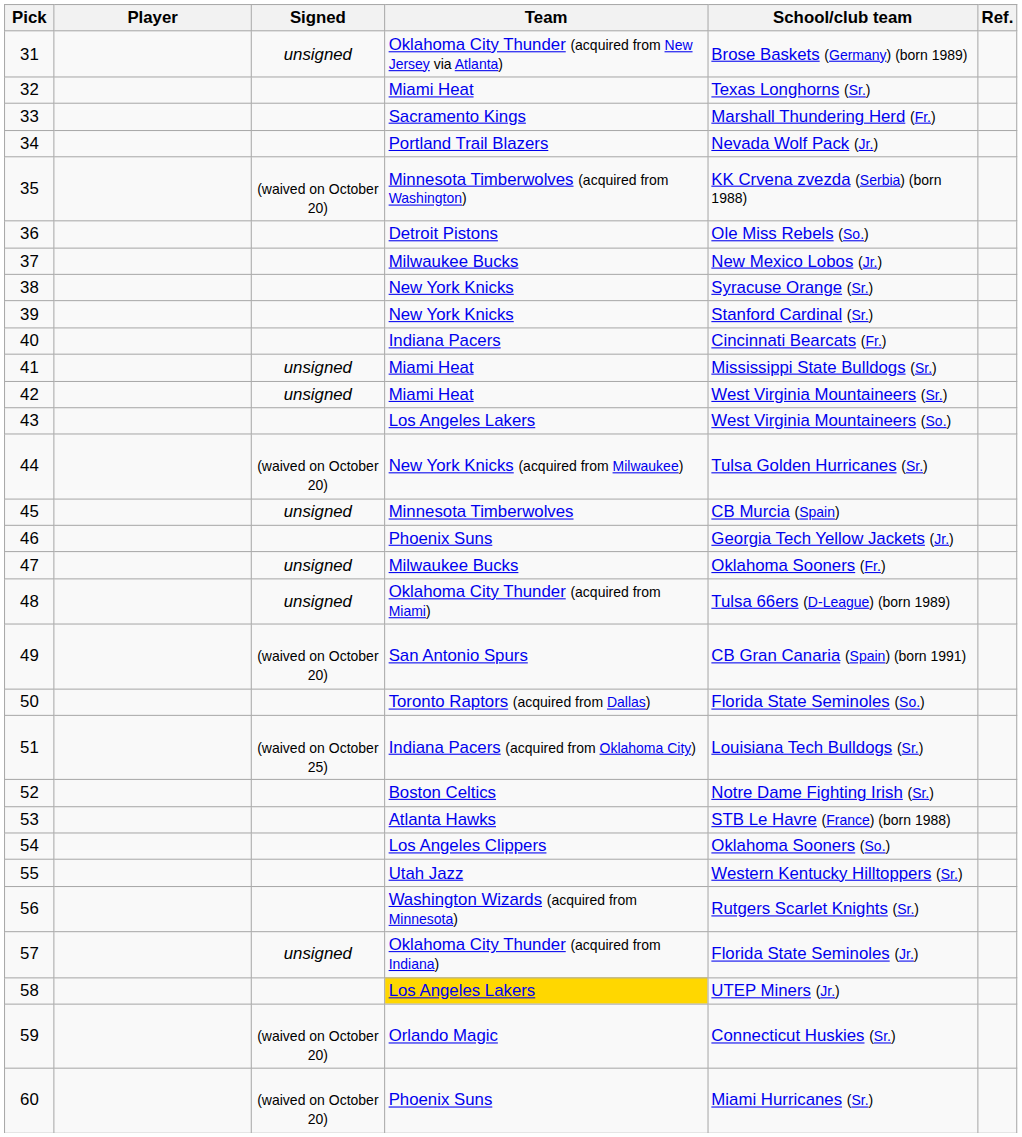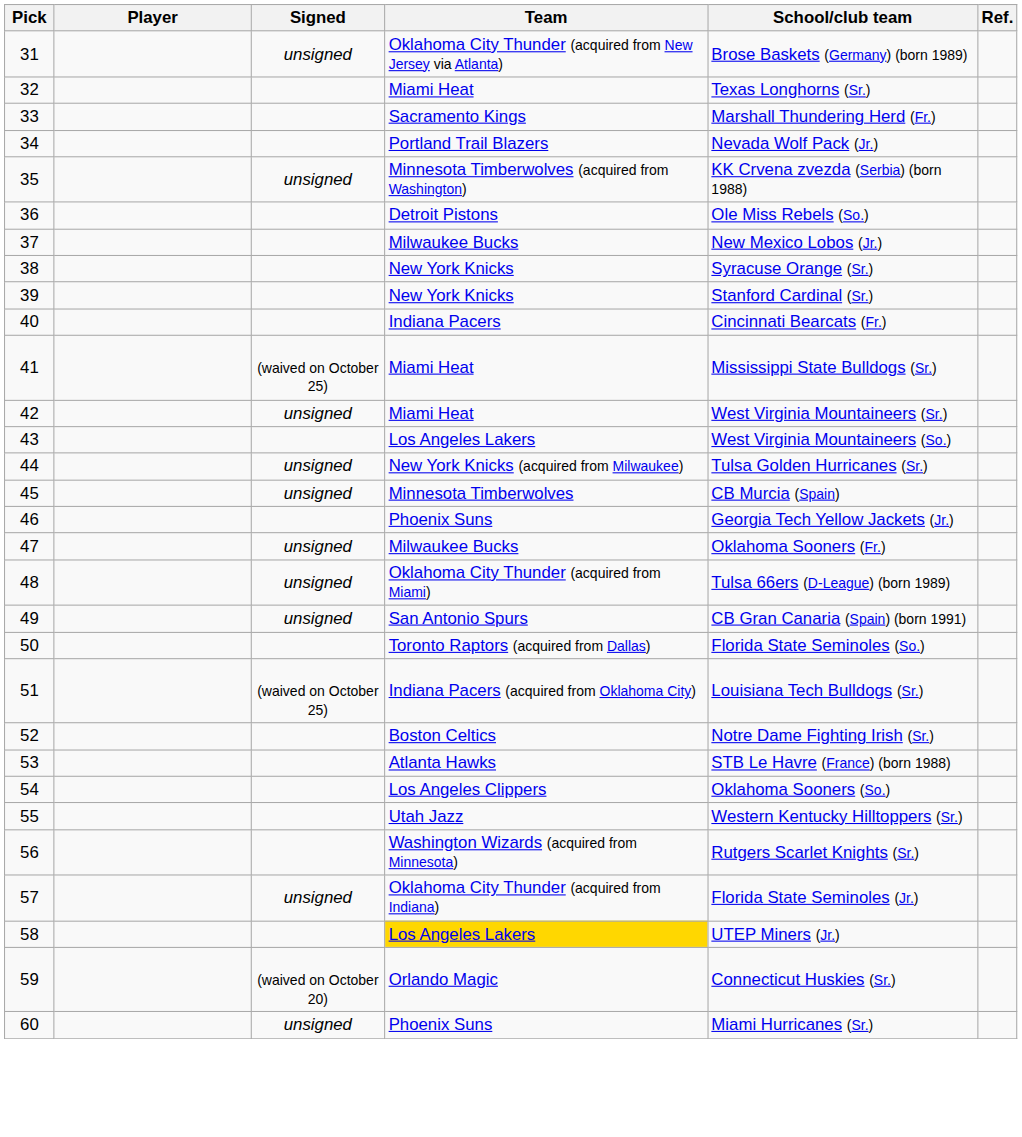(318, 199) (waived on October 20) -> (318, 179) unsigned
(318, 367) unsigned -> (318, 378) (waived on October 25)
(318, 476) (waived on October 20) -> (318, 466) unsigned
(318, 666) (waived on October 20) -> (318, 618) unsigned
(318, 1111) (waived on October 20) -> (318, 1025) unsigned
